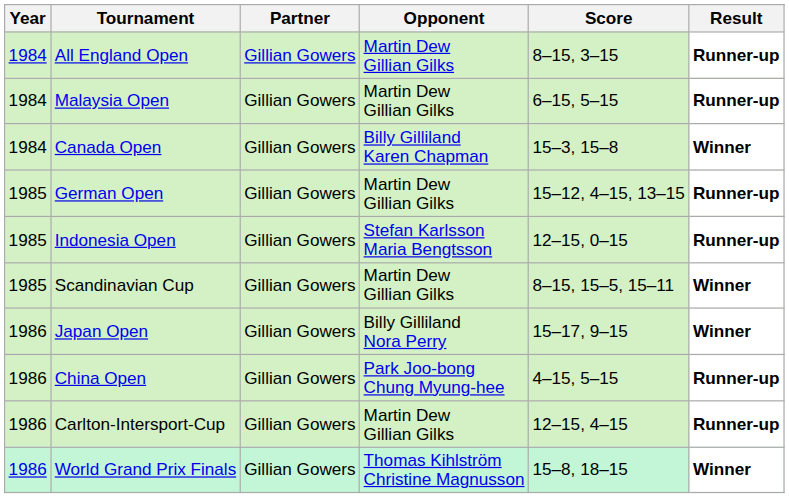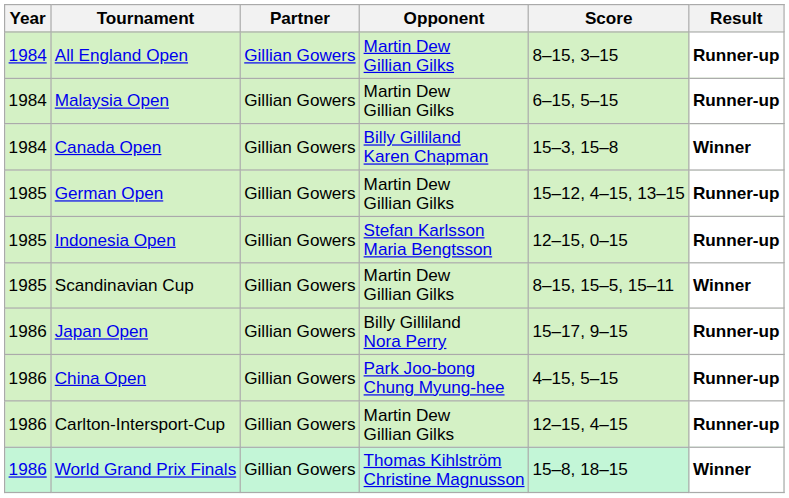(722, 332) Winner -> (736, 332) Runner-up
